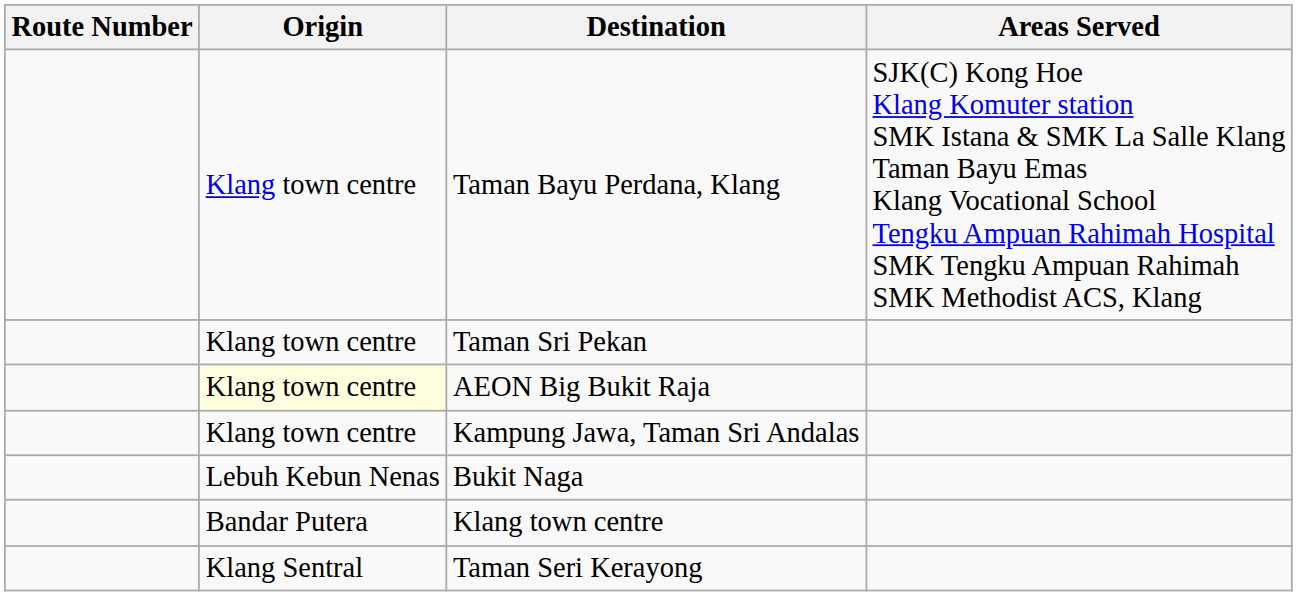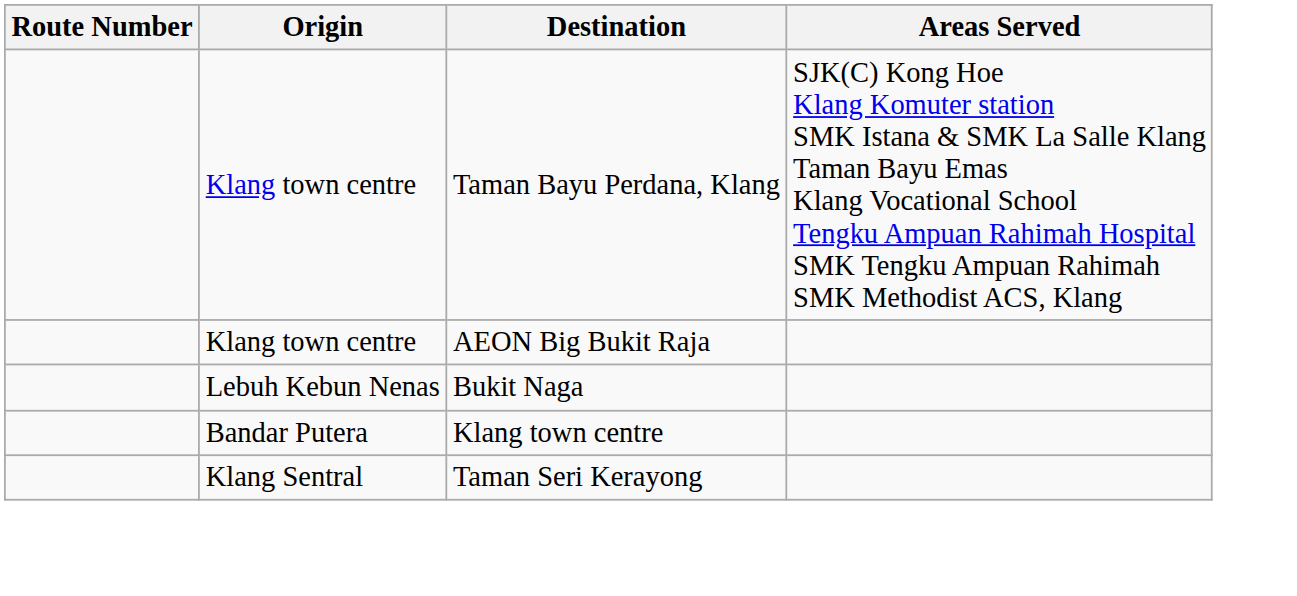- row: (550, 341)
(311, 386) lightyellow background -> (311, 341) no background
- row: (656, 432)
